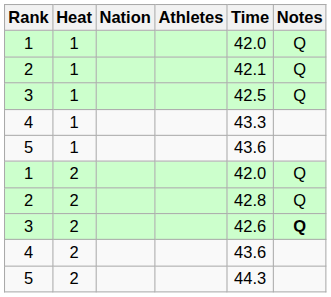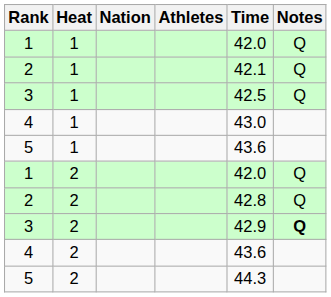(250, 122) 43.3 -> (250, 122) 43.0
(250, 226) 42.6 -> (250, 226) 42.9
